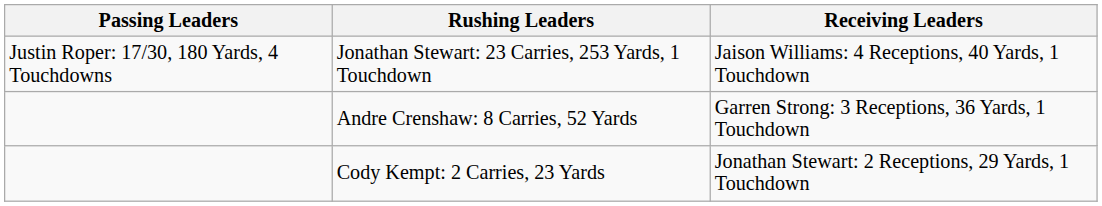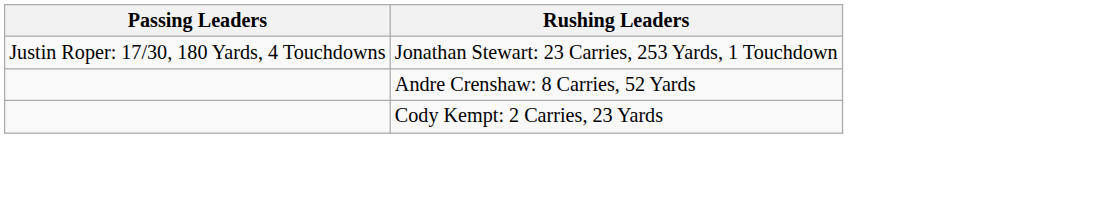- column: (904, 20)
